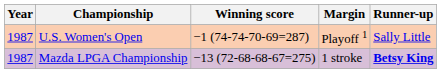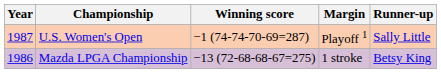(20, 58) 1987 -> (20, 58) 1986
(403, 58) bold -> (402, 58) normal
